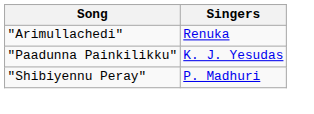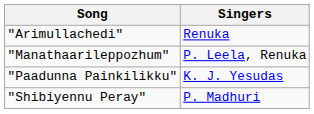+ row: (88, 57)
